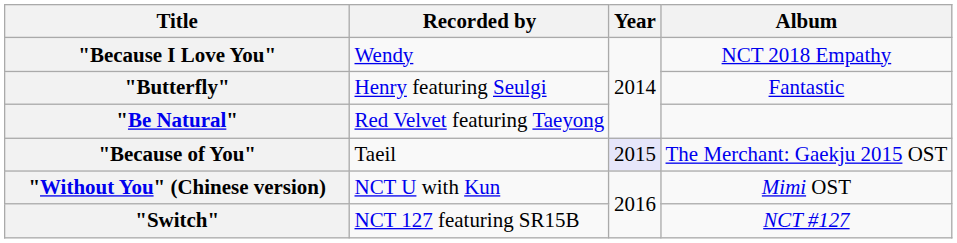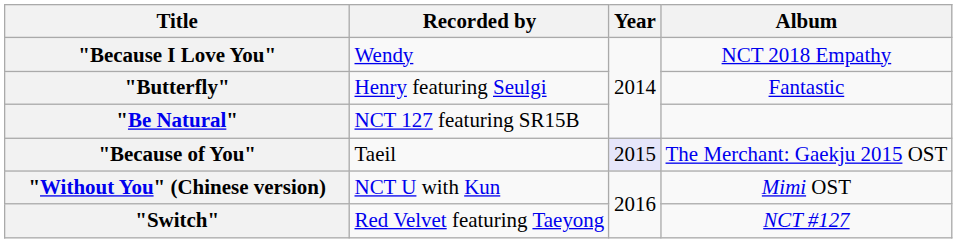(479, 120) Red Velvet featuring Taeyong -> (467, 120) NCT 127 featuring SR15B
(467, 220) NCT 127 featuring SR15B -> (479, 220) Red Velvet featuring Taeyong
